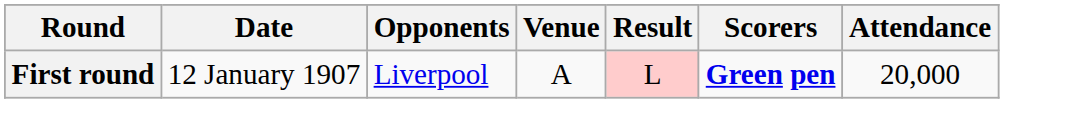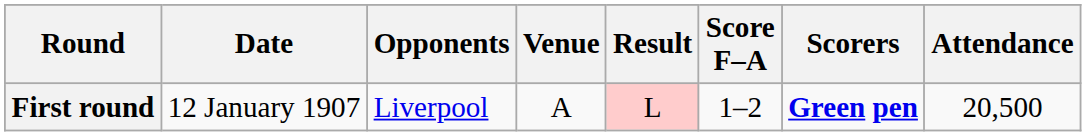+ column: (740, 43)
(920, 73) 20,000 -> (1002, 106) 20,500
